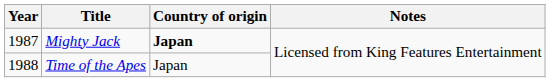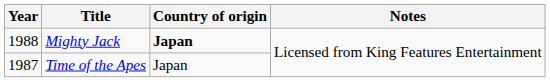(23, 40) 1987 -> (23, 40) 1988
(23, 64) 1988 -> (23, 64) 1987
